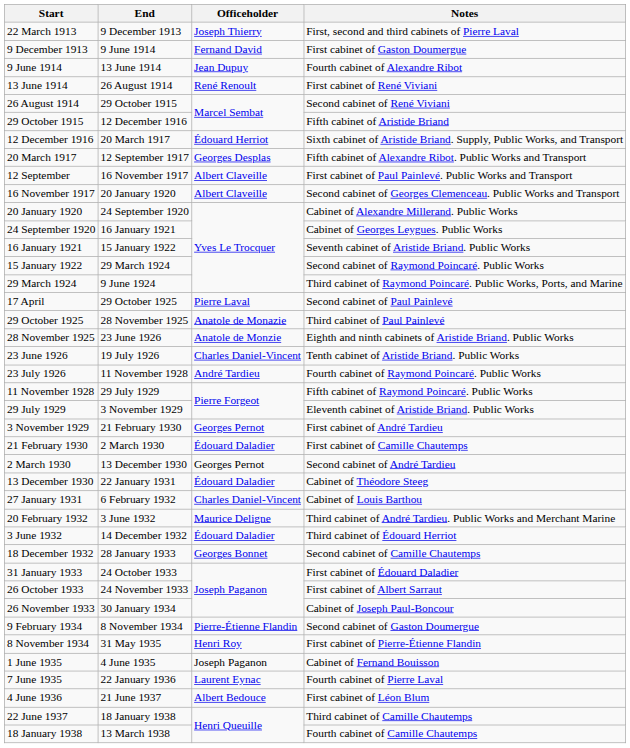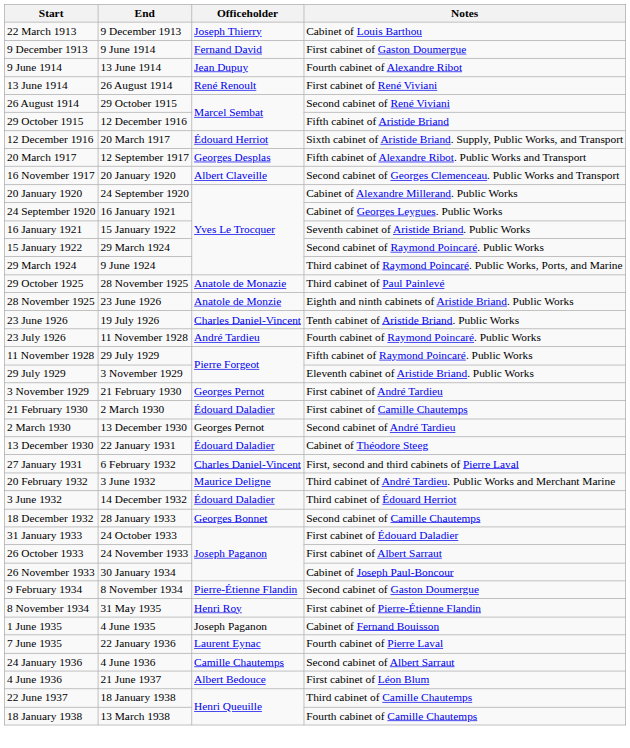(413, 31) First, second and third cabinets of Pierre Laval -> (364, 31) Cabinet of Louis Barthou
- row: (38, 175)
- row: (26, 301)
(364, 499) Cabinet of Louis Barthou -> (413, 463) First, second and third cabinets of Pierre Laval
+ row: (45, 662)
